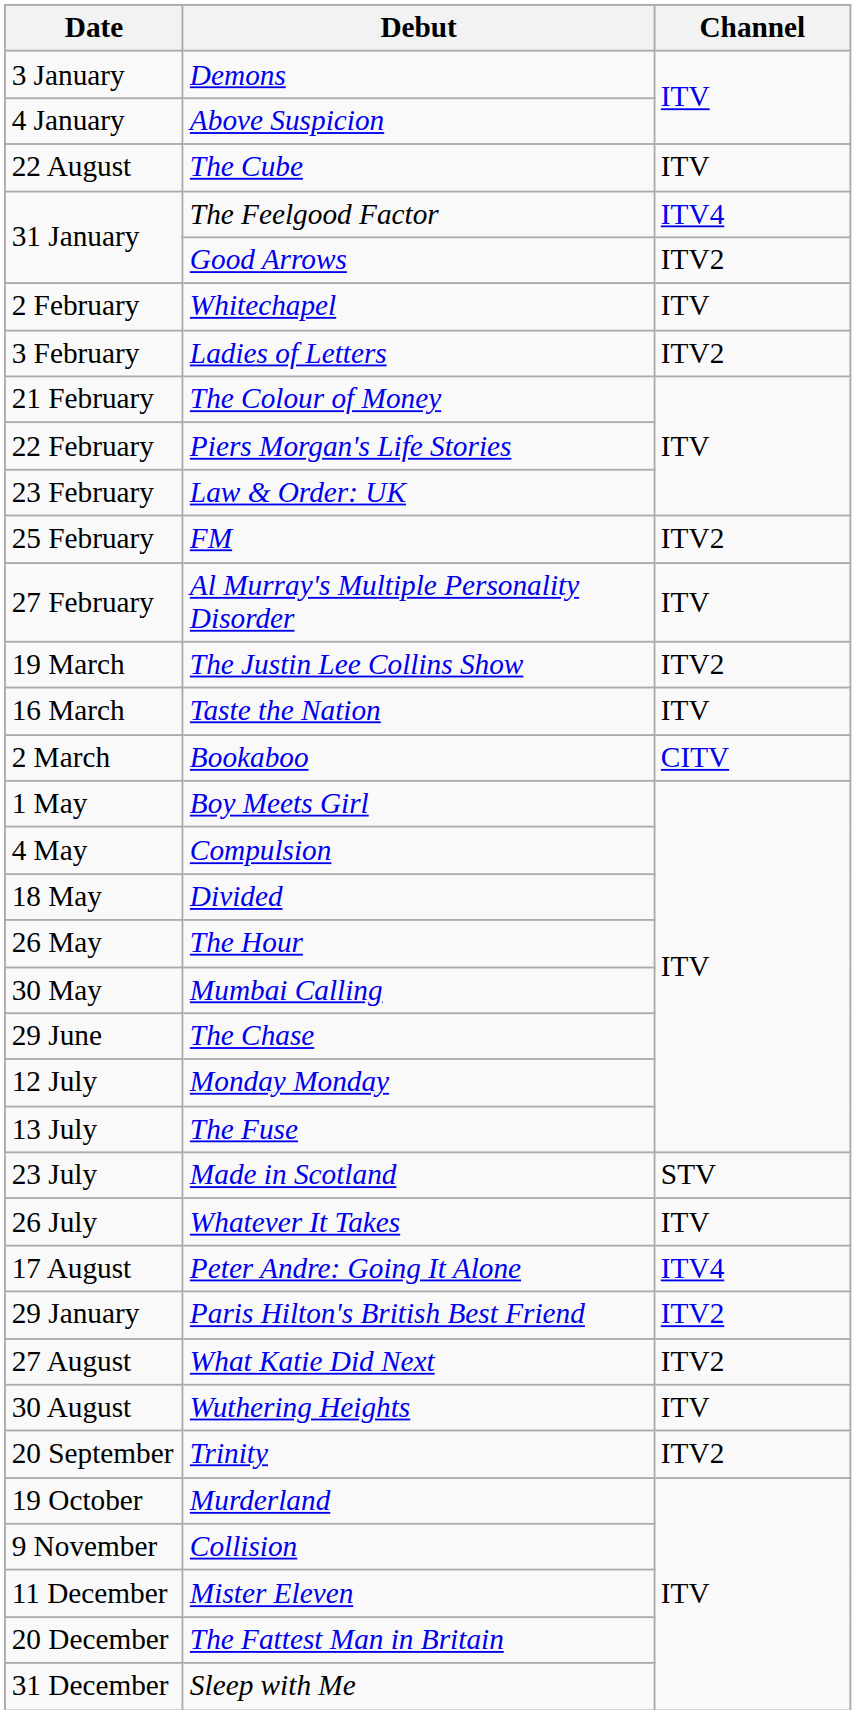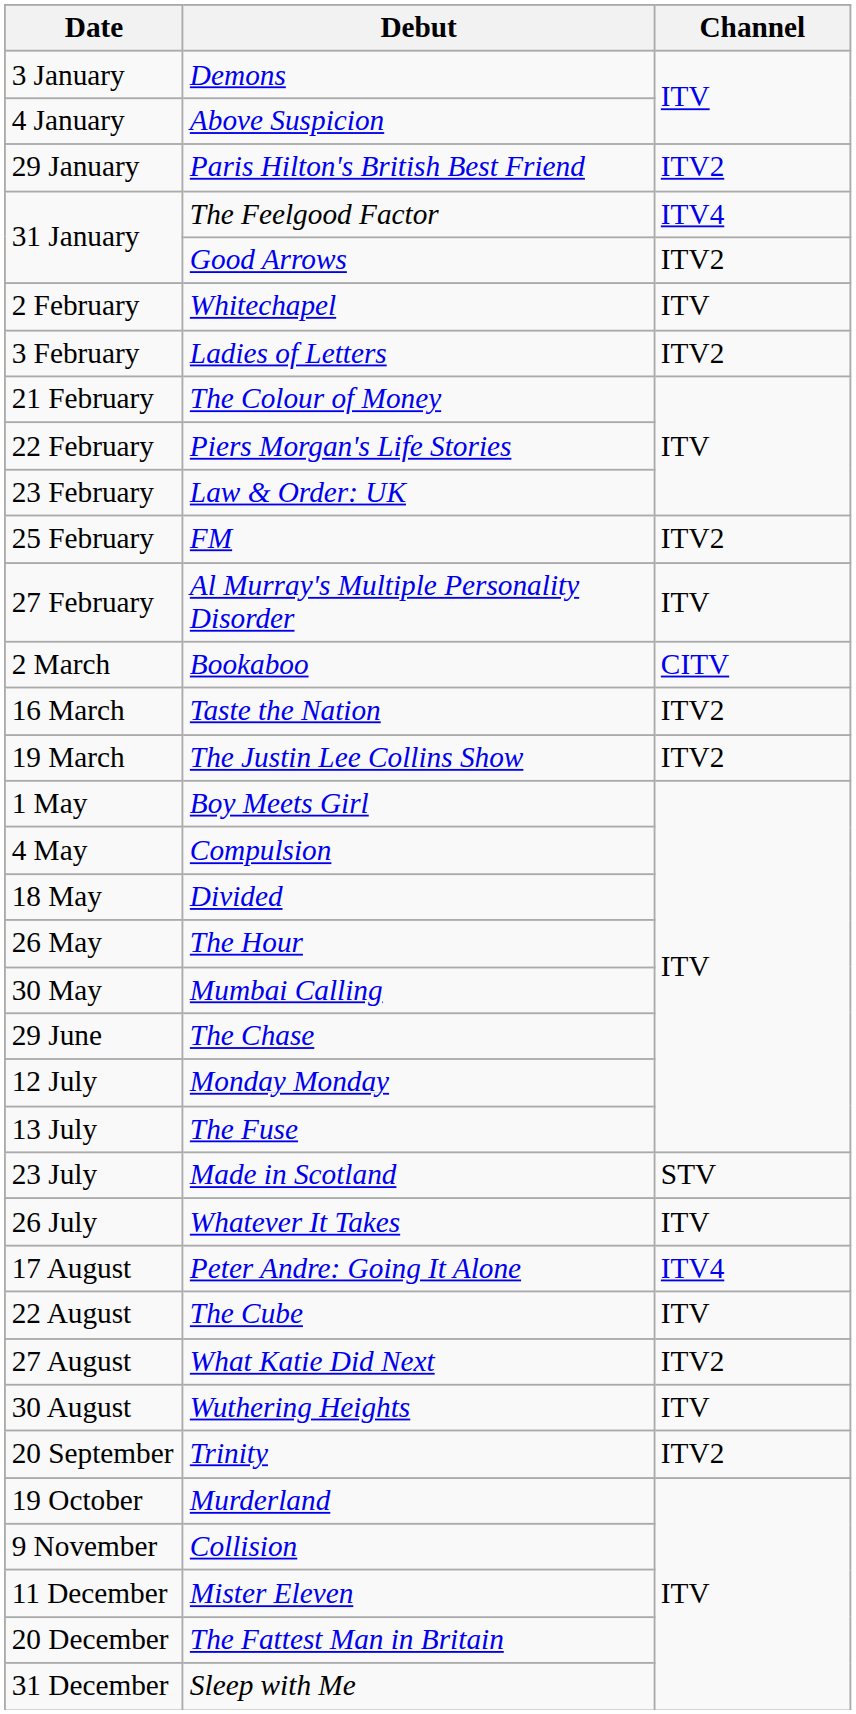rows swapped: (387, 1314) <-> (246, 167)
rows swapped: (249, 757) <-> (357, 664)
(685, 710) ITV -> (693, 710) ITV2
